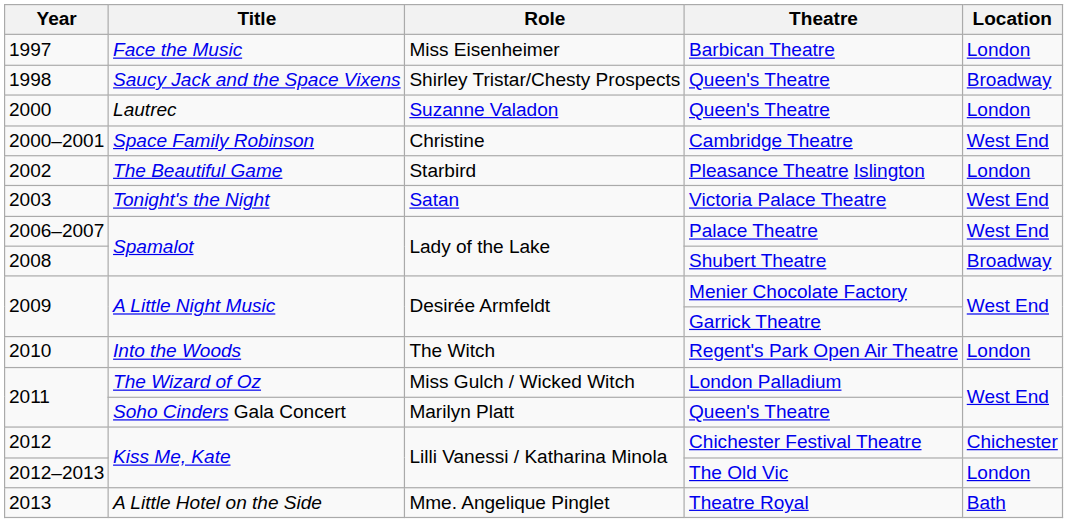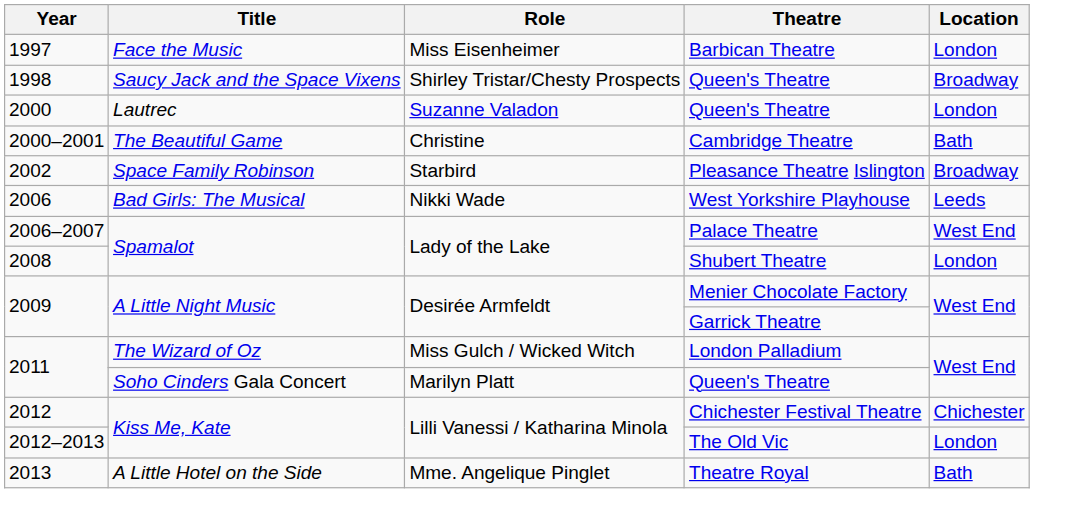(214, 140) Space Family Robinson -> (198, 140) The Beautiful Game
(1008, 140) West End -> (953, 140) Bath
(198, 170) The Beautiful Game -> (214, 170) Space Family Robinson
(999, 170) London -> (976, 170) Broadway
- row: (30, 200)
+ row: (30, 200)
(1009, 261) Broadway -> (965, 261) London
- row: (30, 351)
